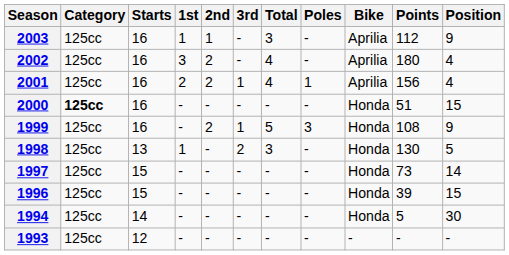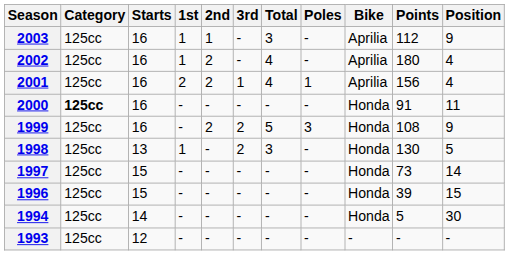(182, 60) 3 -> (182, 60) 1
(404, 104) 51 -> (404, 104) 91
(453, 104) 15 -> (453, 104) 11
(240, 127) 1 -> (240, 127) 2
